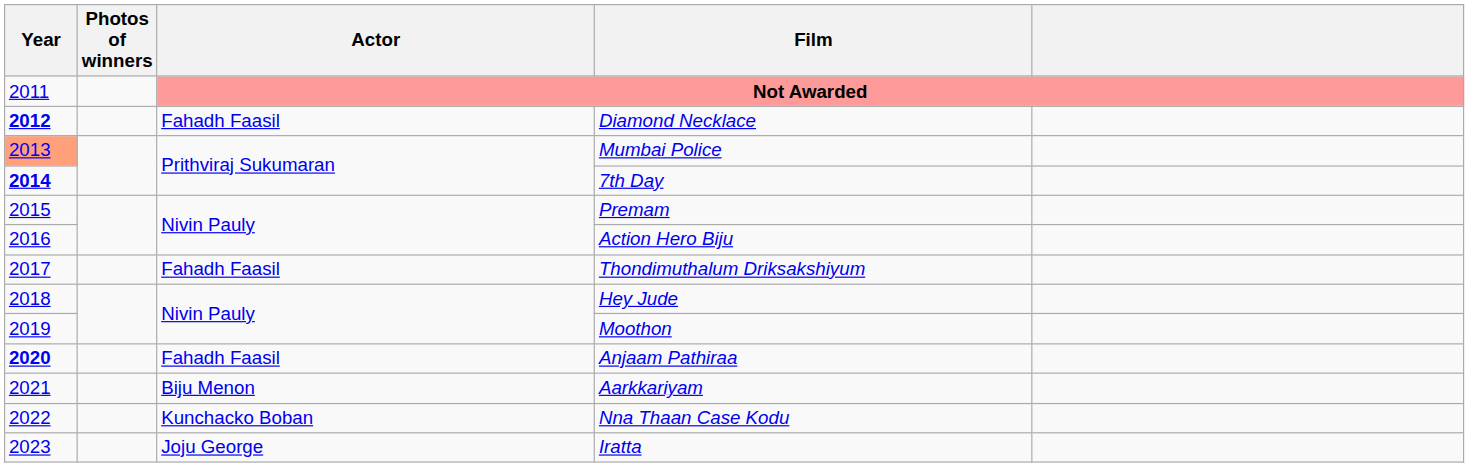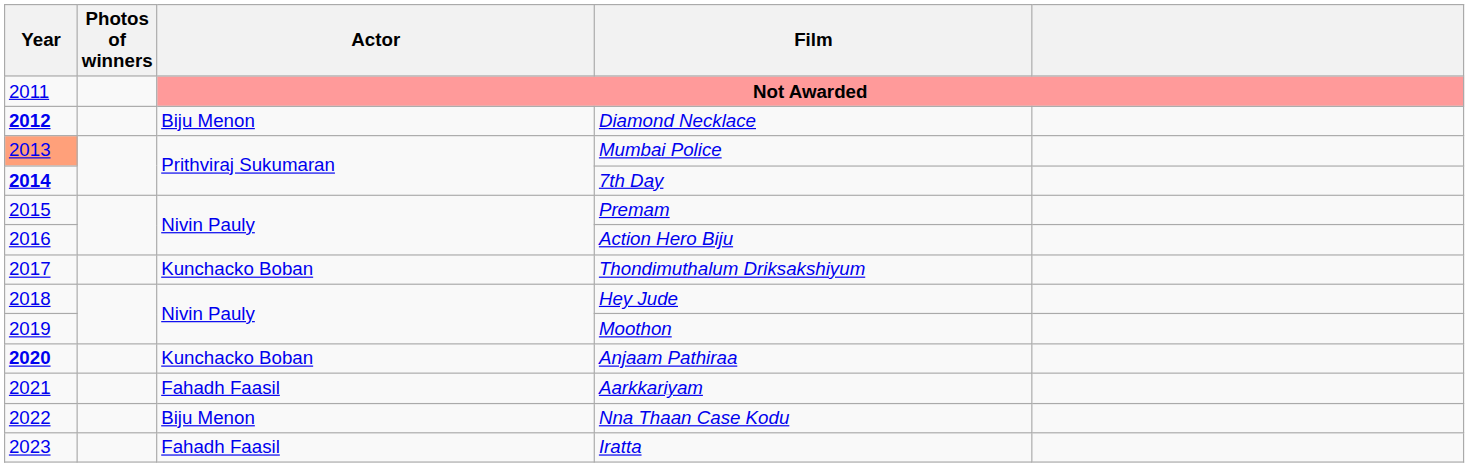(221, 120) Fahadh Faasil -> (208, 120) Biju Menon
(221, 269) Fahadh Faasil -> (237, 269) Kunchacko Boban
(221, 358) Fahadh Faasil -> (237, 358) Kunchacko Boban
(208, 388) Biju Menon -> (221, 388) Fahadh Faasil
(237, 417) Kunchacko Boban -> (208, 417) Biju Menon
(212, 447) Joju George -> (221, 447) Fahadh Faasil
